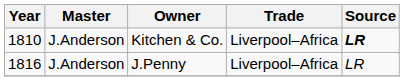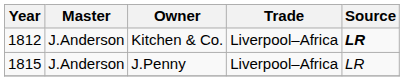(25, 40) 1810 -> (25, 40) 1812
(25, 64) 1816 -> (25, 64) 1815
